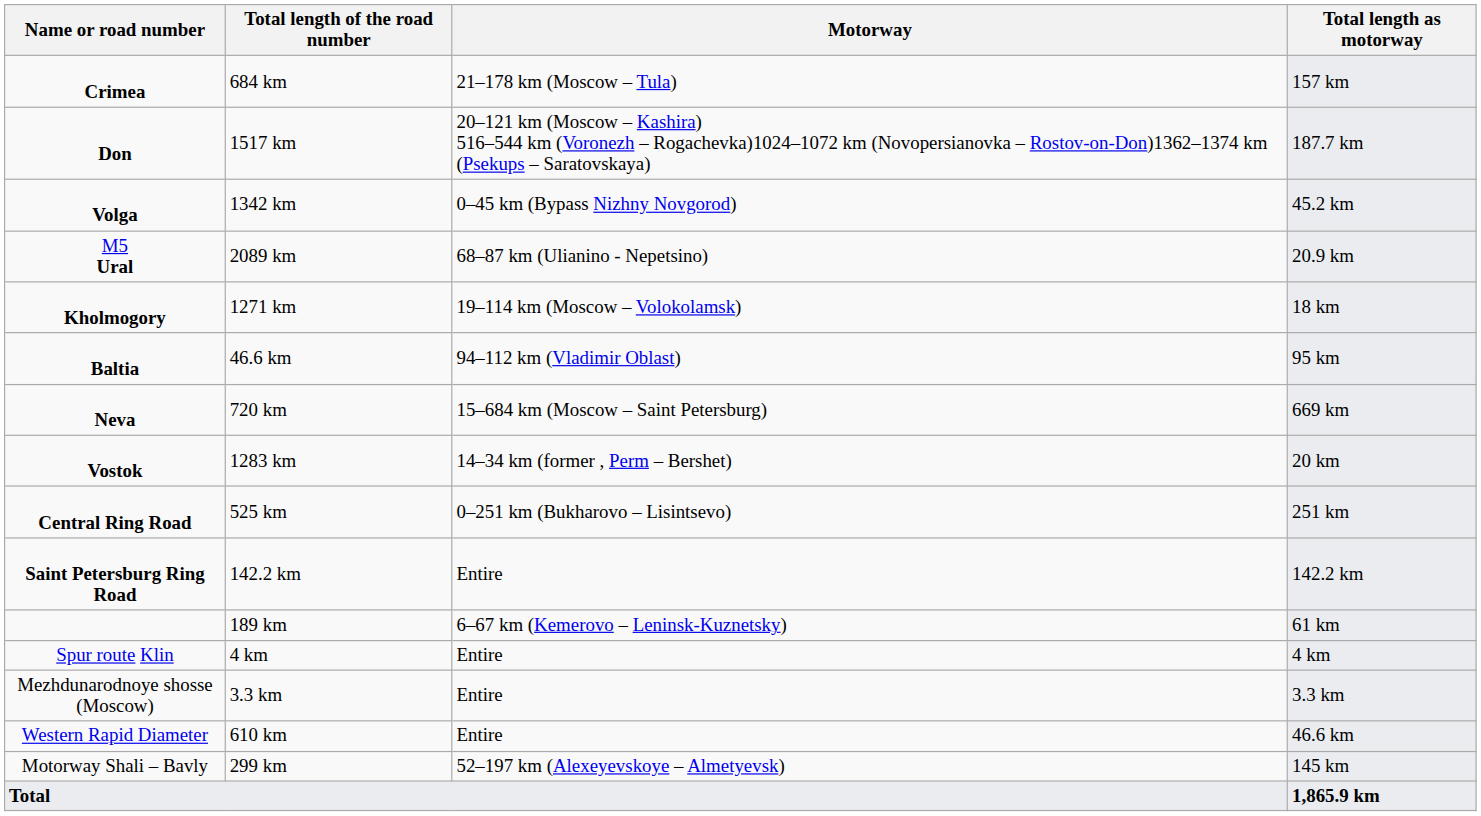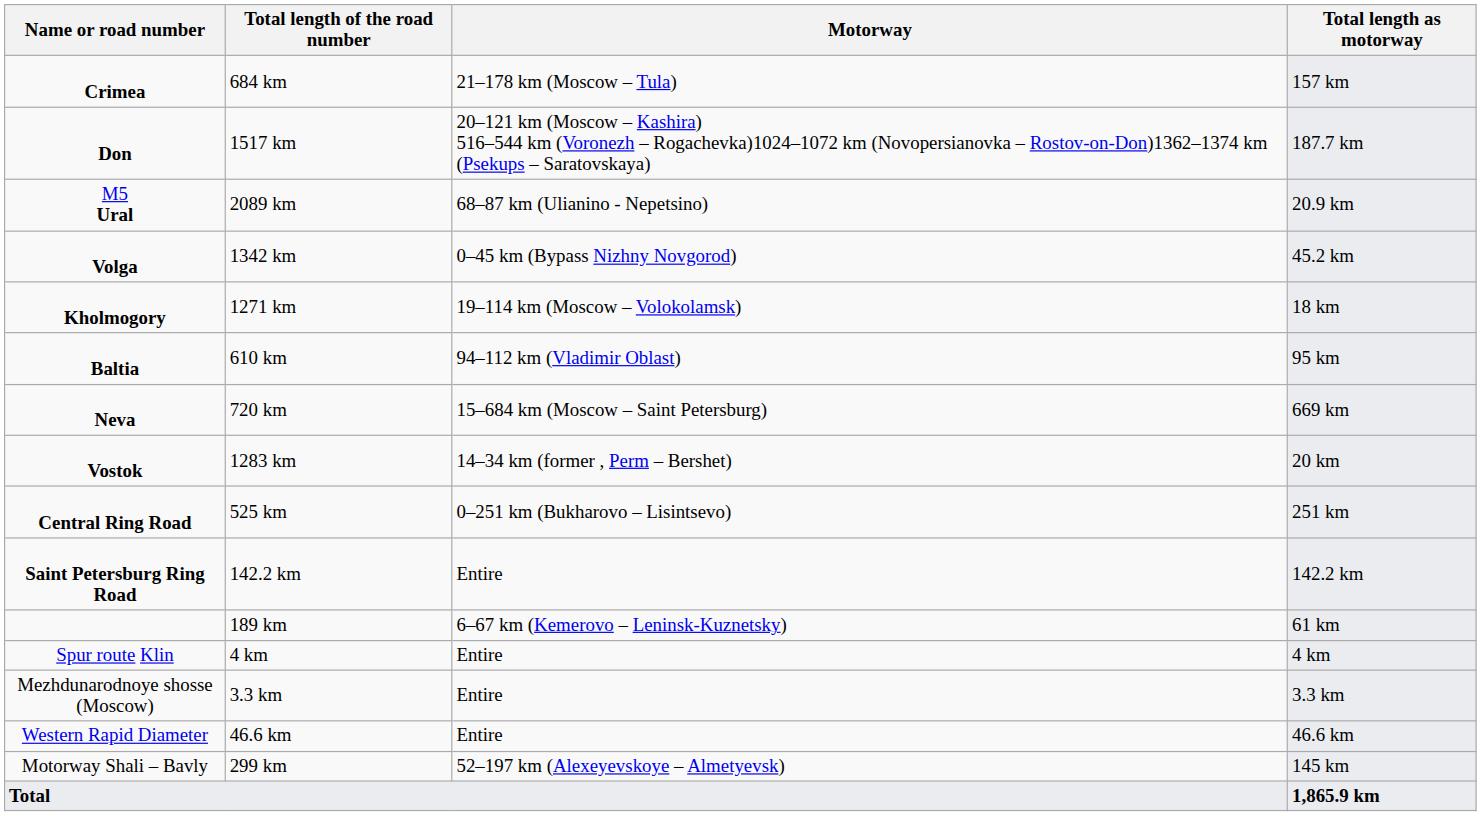rows swapped: (115, 256) <-> (115, 215)
(261, 358) 46.6 km -> (258, 358) 610 km
(258, 736) 610 km -> (261, 736) 46.6 km
